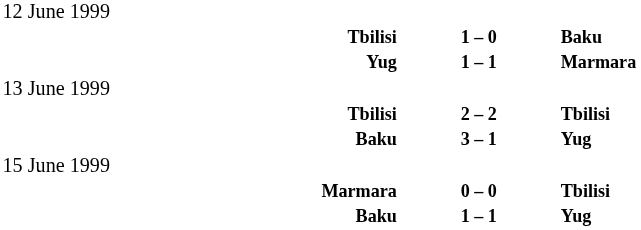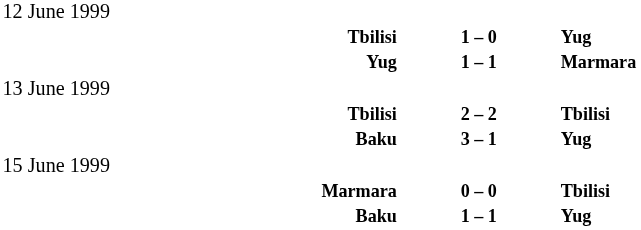(581, 37) Baku -> (576, 37) Yug
